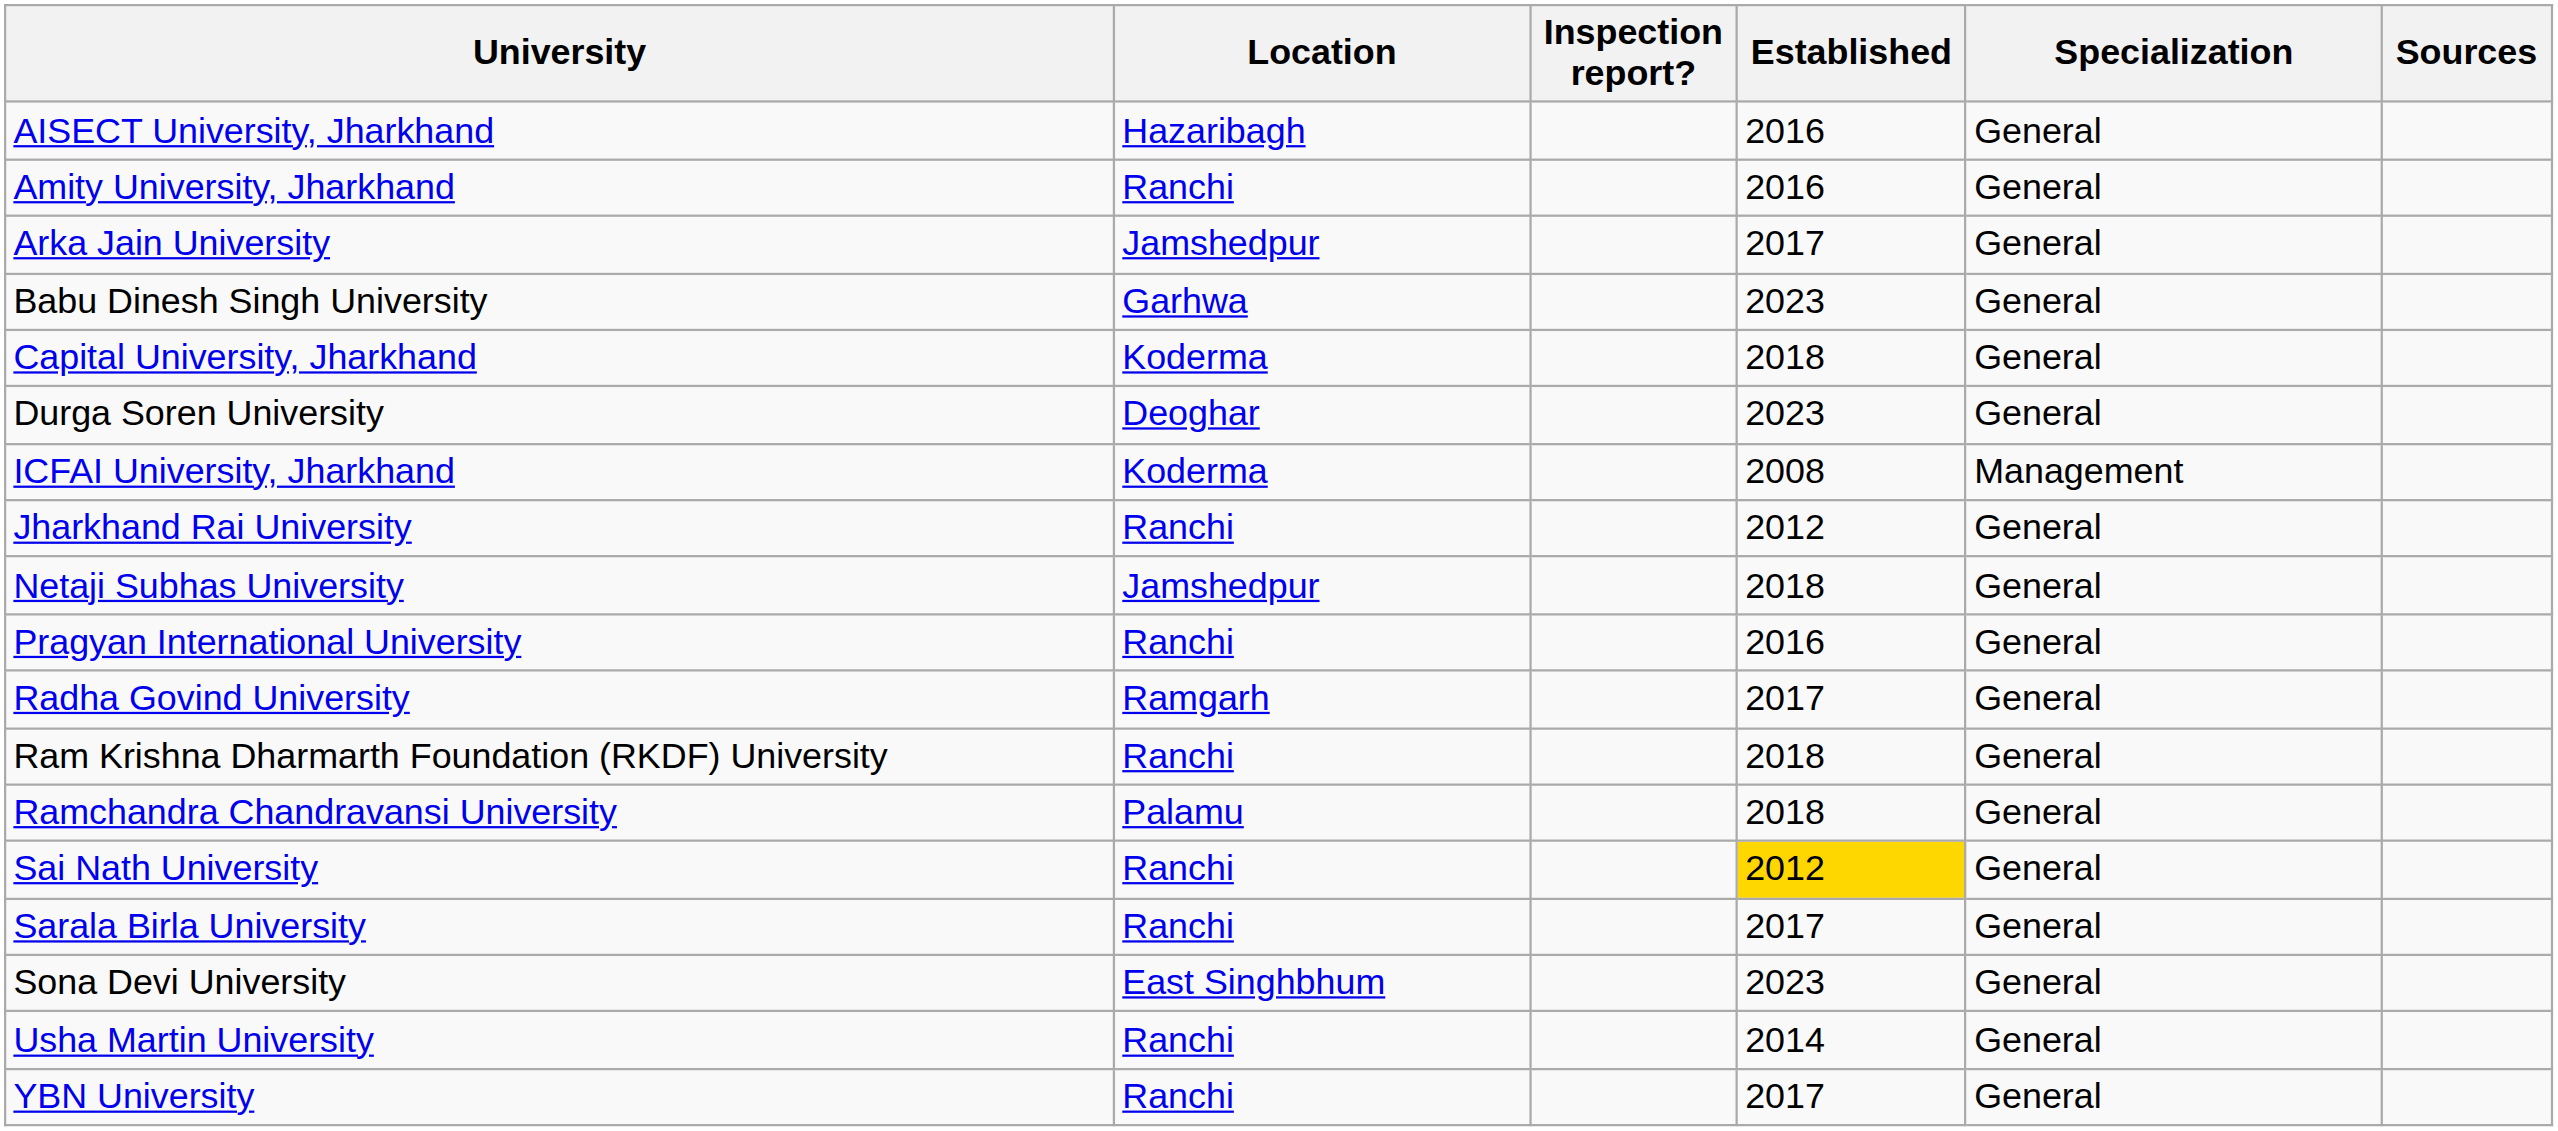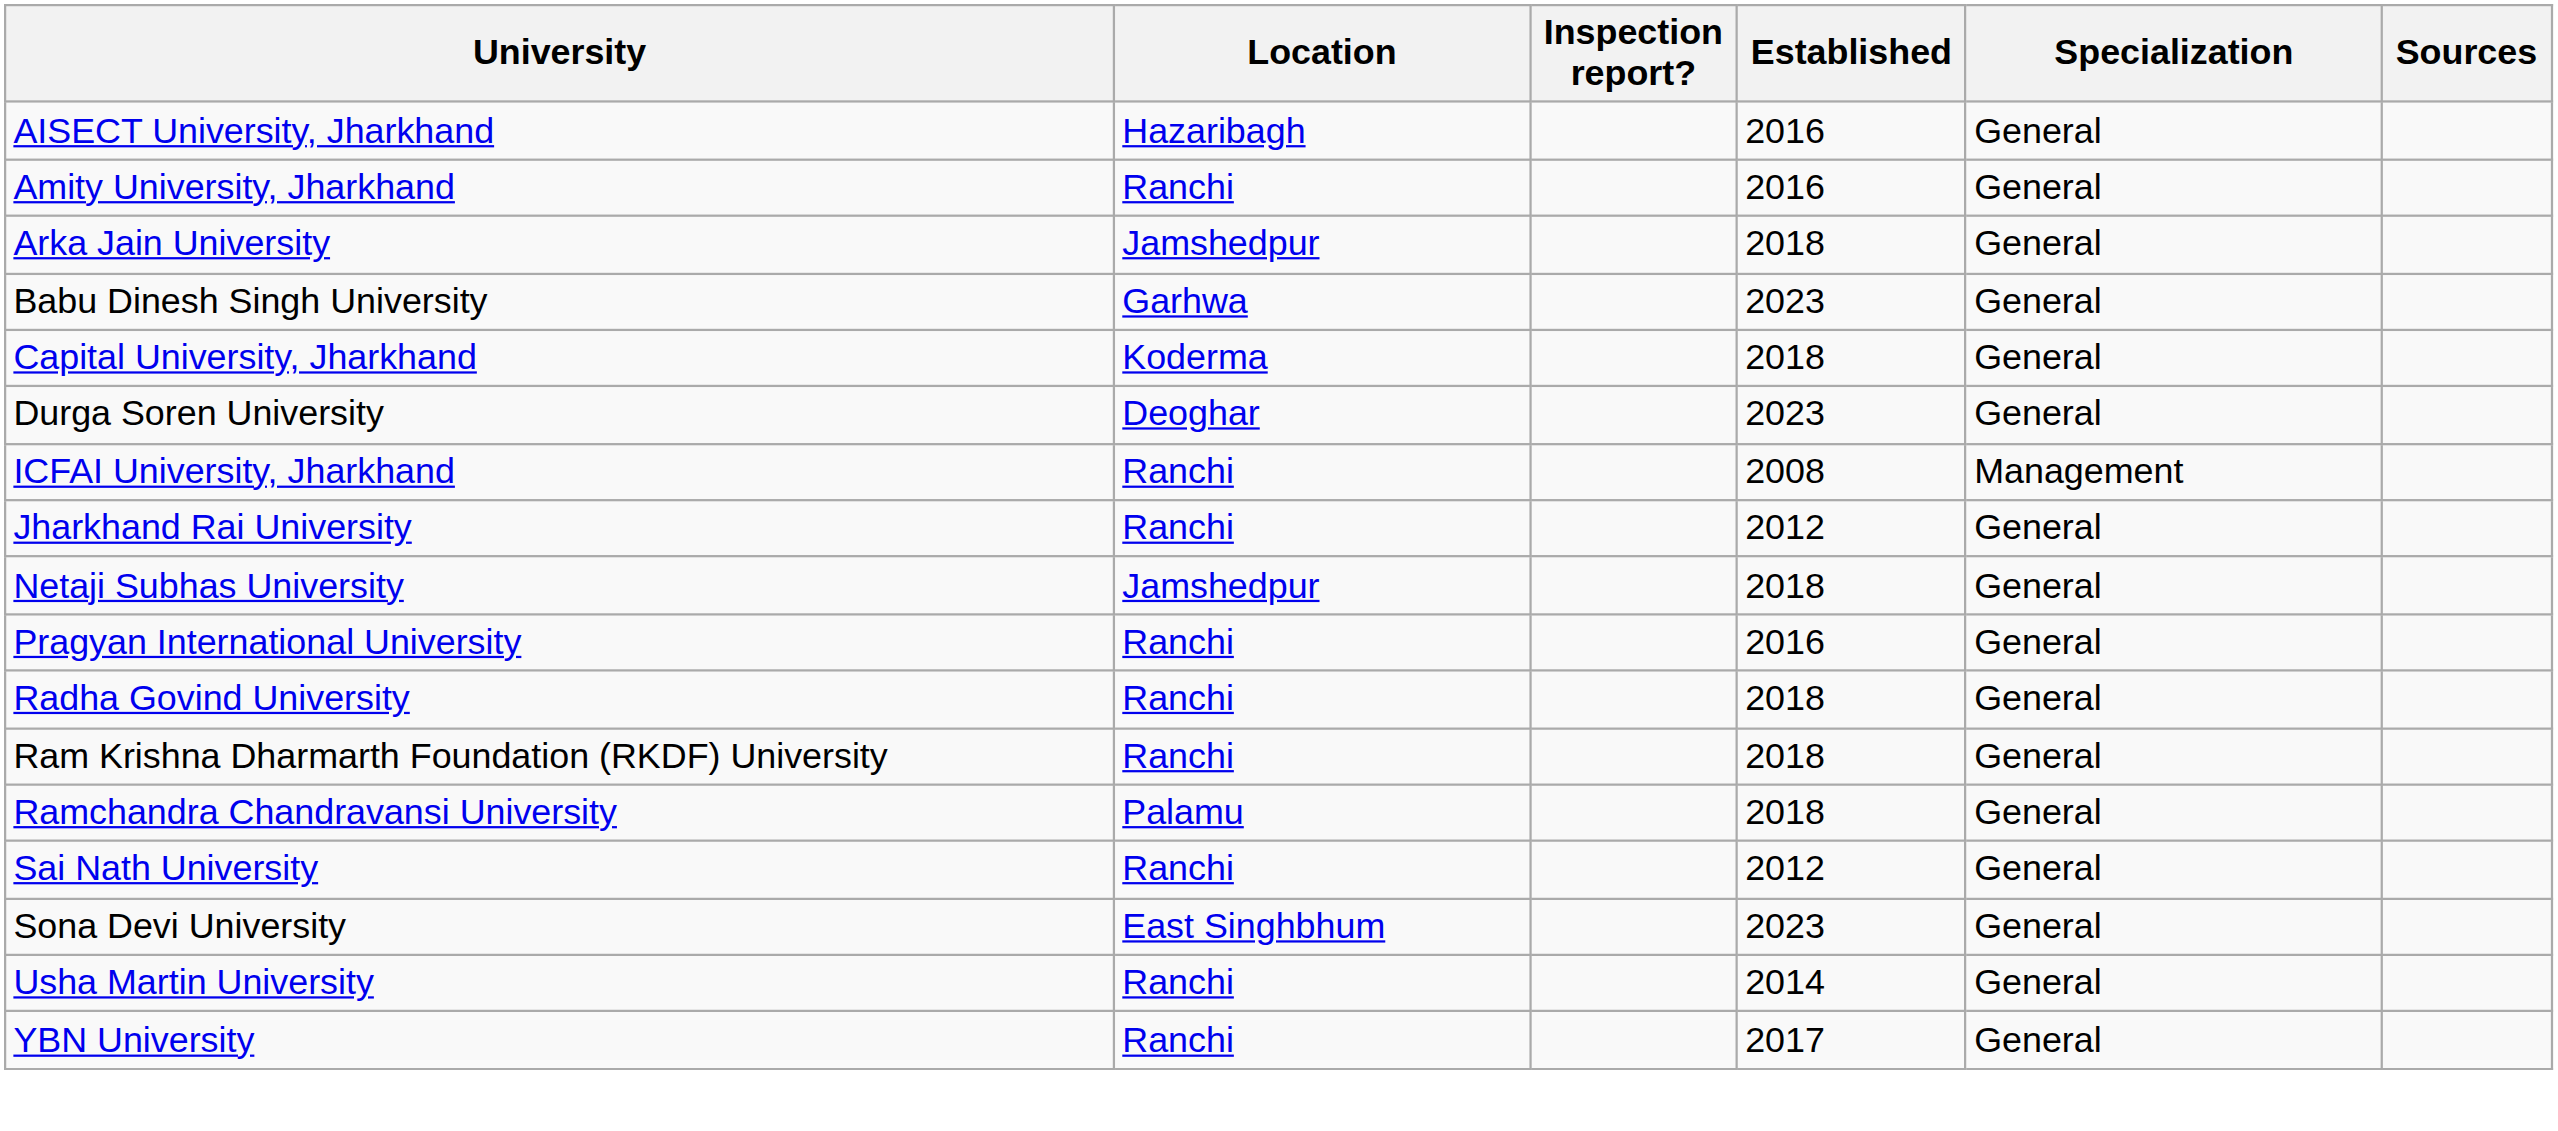(1785, 243) 2017 -> (1785, 243) 2018
(1195, 471) Koderma -> (1178, 471) Ranchi
(1196, 698) Ramgarh -> (1178, 698) Ranchi
(1785, 698) 2017 -> (1785, 698) 2018
(1785, 868) gold background -> (1785, 868) no background
- row: (190, 925)
